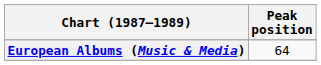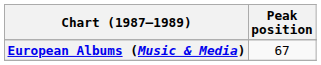(282, 50) 64 -> (282, 50) 67
